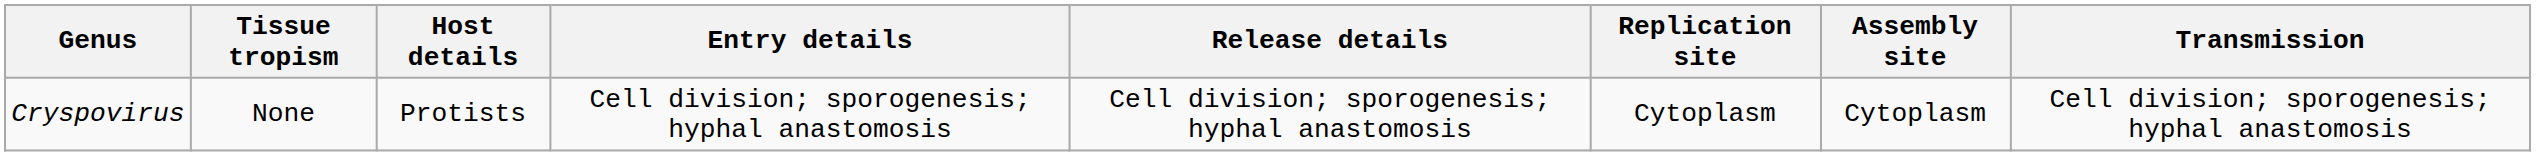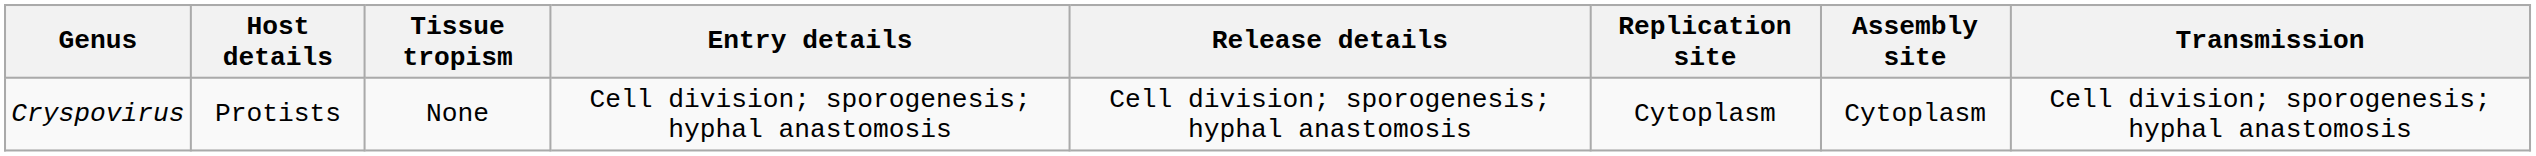columns swapped: (463, 42) <-> (283, 42)
